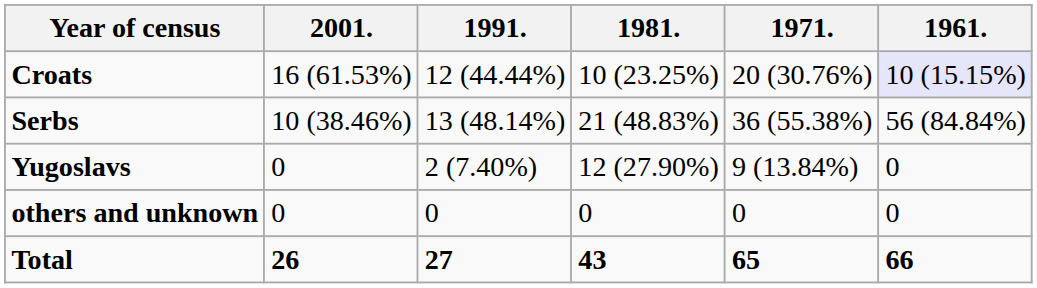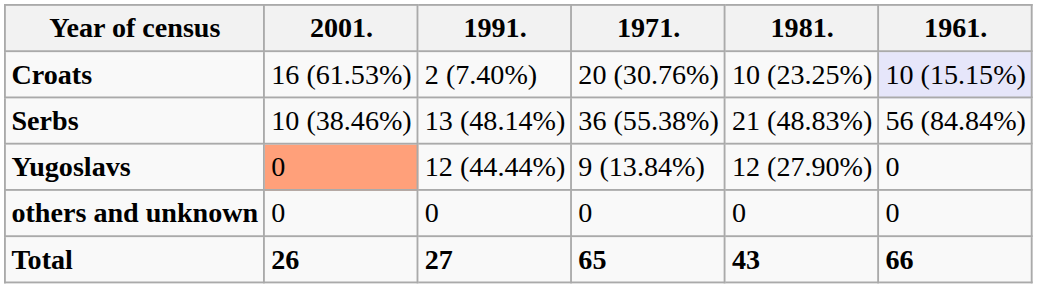columns swapped: (649, 27) <-> (802, 27)
(495, 74) 12 (44.44%) -> (481, 74) 2 (7.40%)
(278, 166) no background -> (278, 166) lightsalmon background
(481, 166) 2 (7.40%) -> (495, 166) 12 (44.44%)
